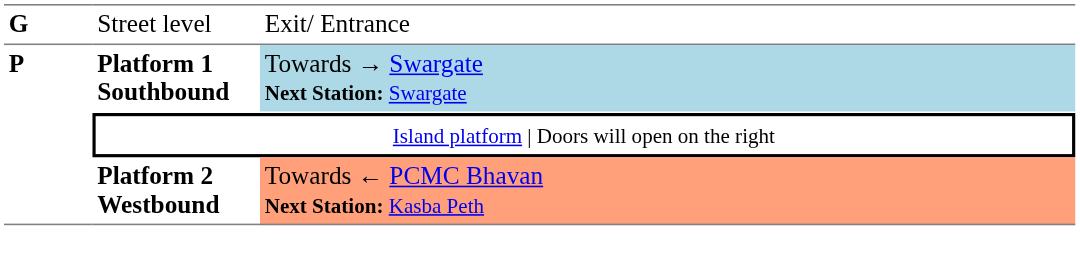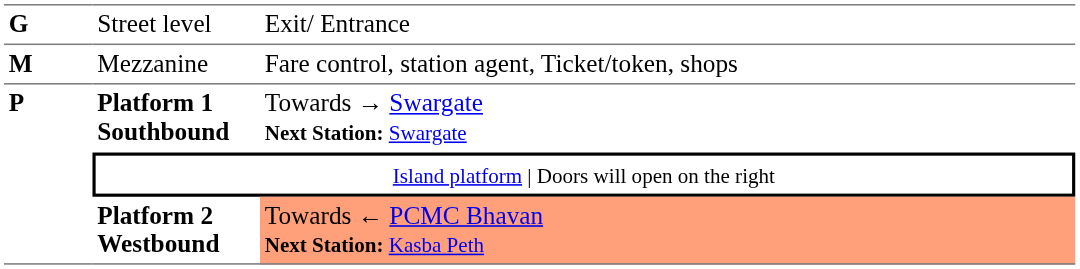+ row: (153, 63)
(374, 77) lightblue background -> (374, 117) no background
